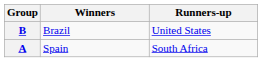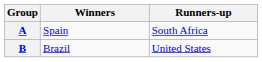rows swapped: (22, 48) <-> (22, 30)
